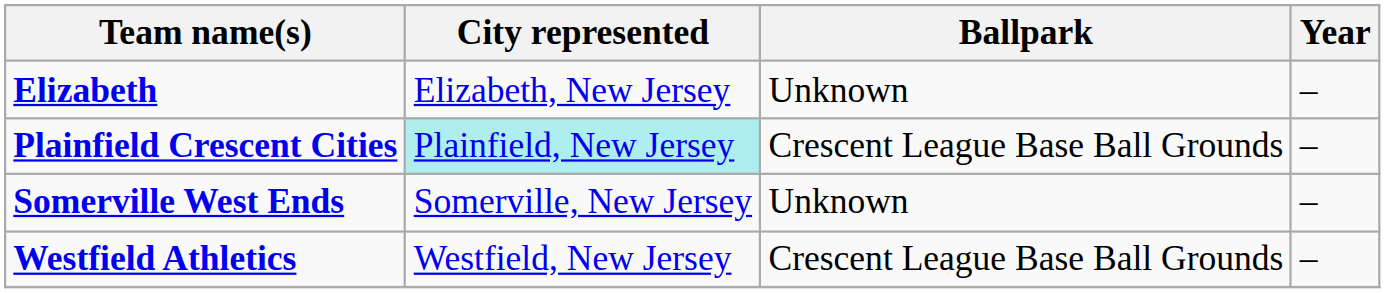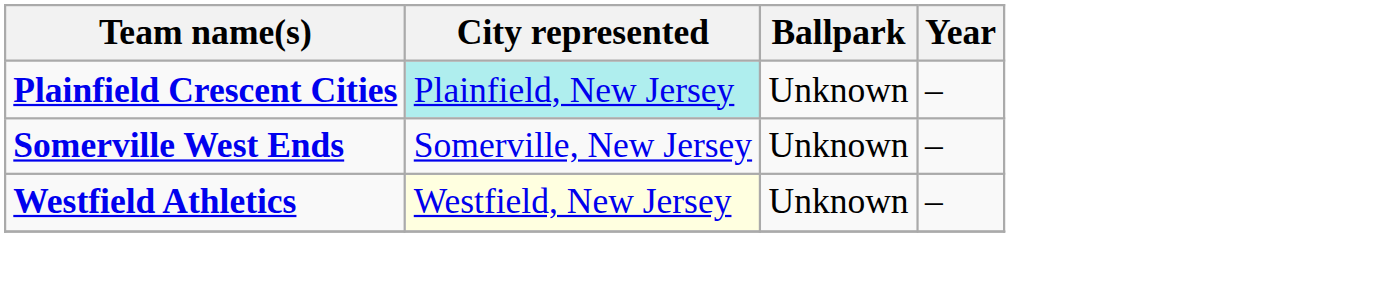- row: (85, 88)
(1026, 145) Crescent League Base Ball Grounds -> (839, 88) Unknown
(573, 257) no background -> (573, 201) lightyellow background
(1026, 257) Crescent League Base Ball Grounds -> (839, 201) Unknown
